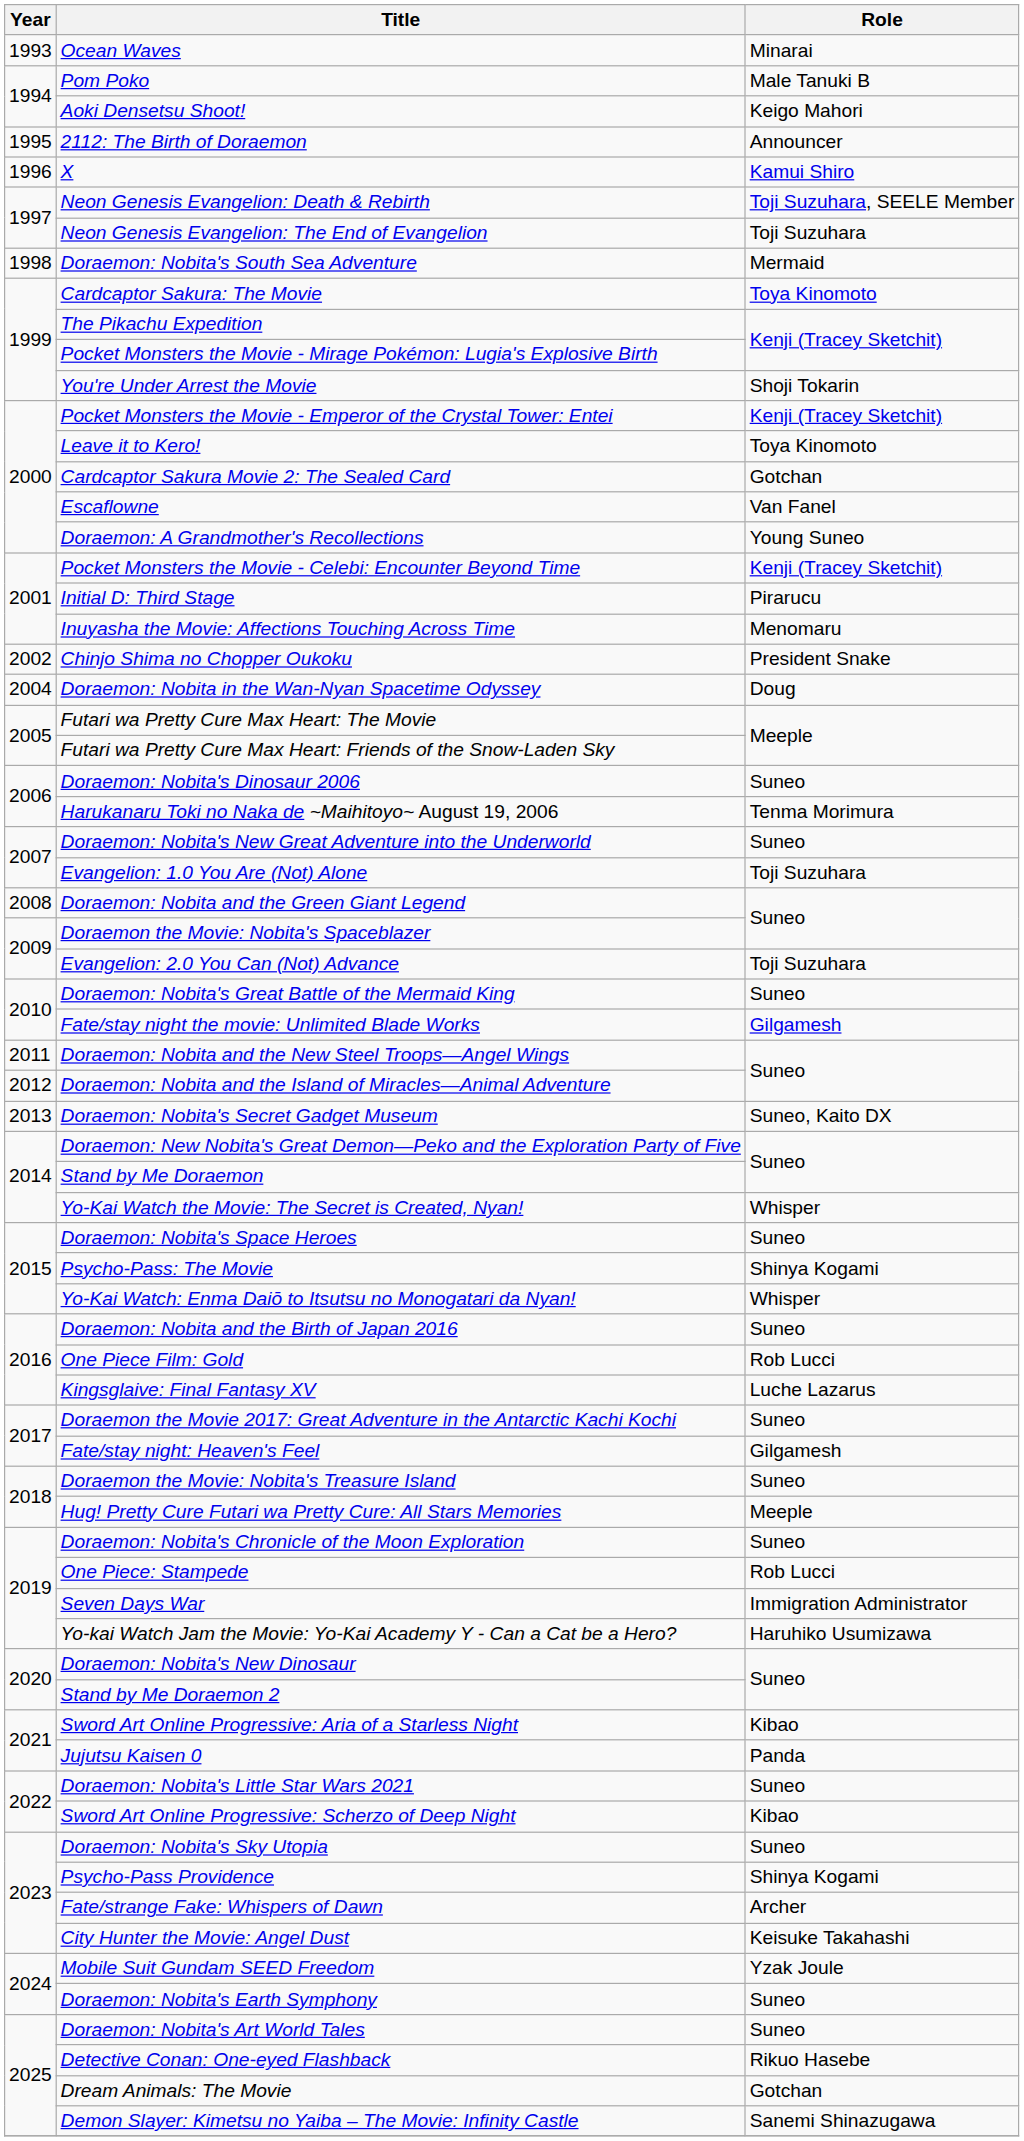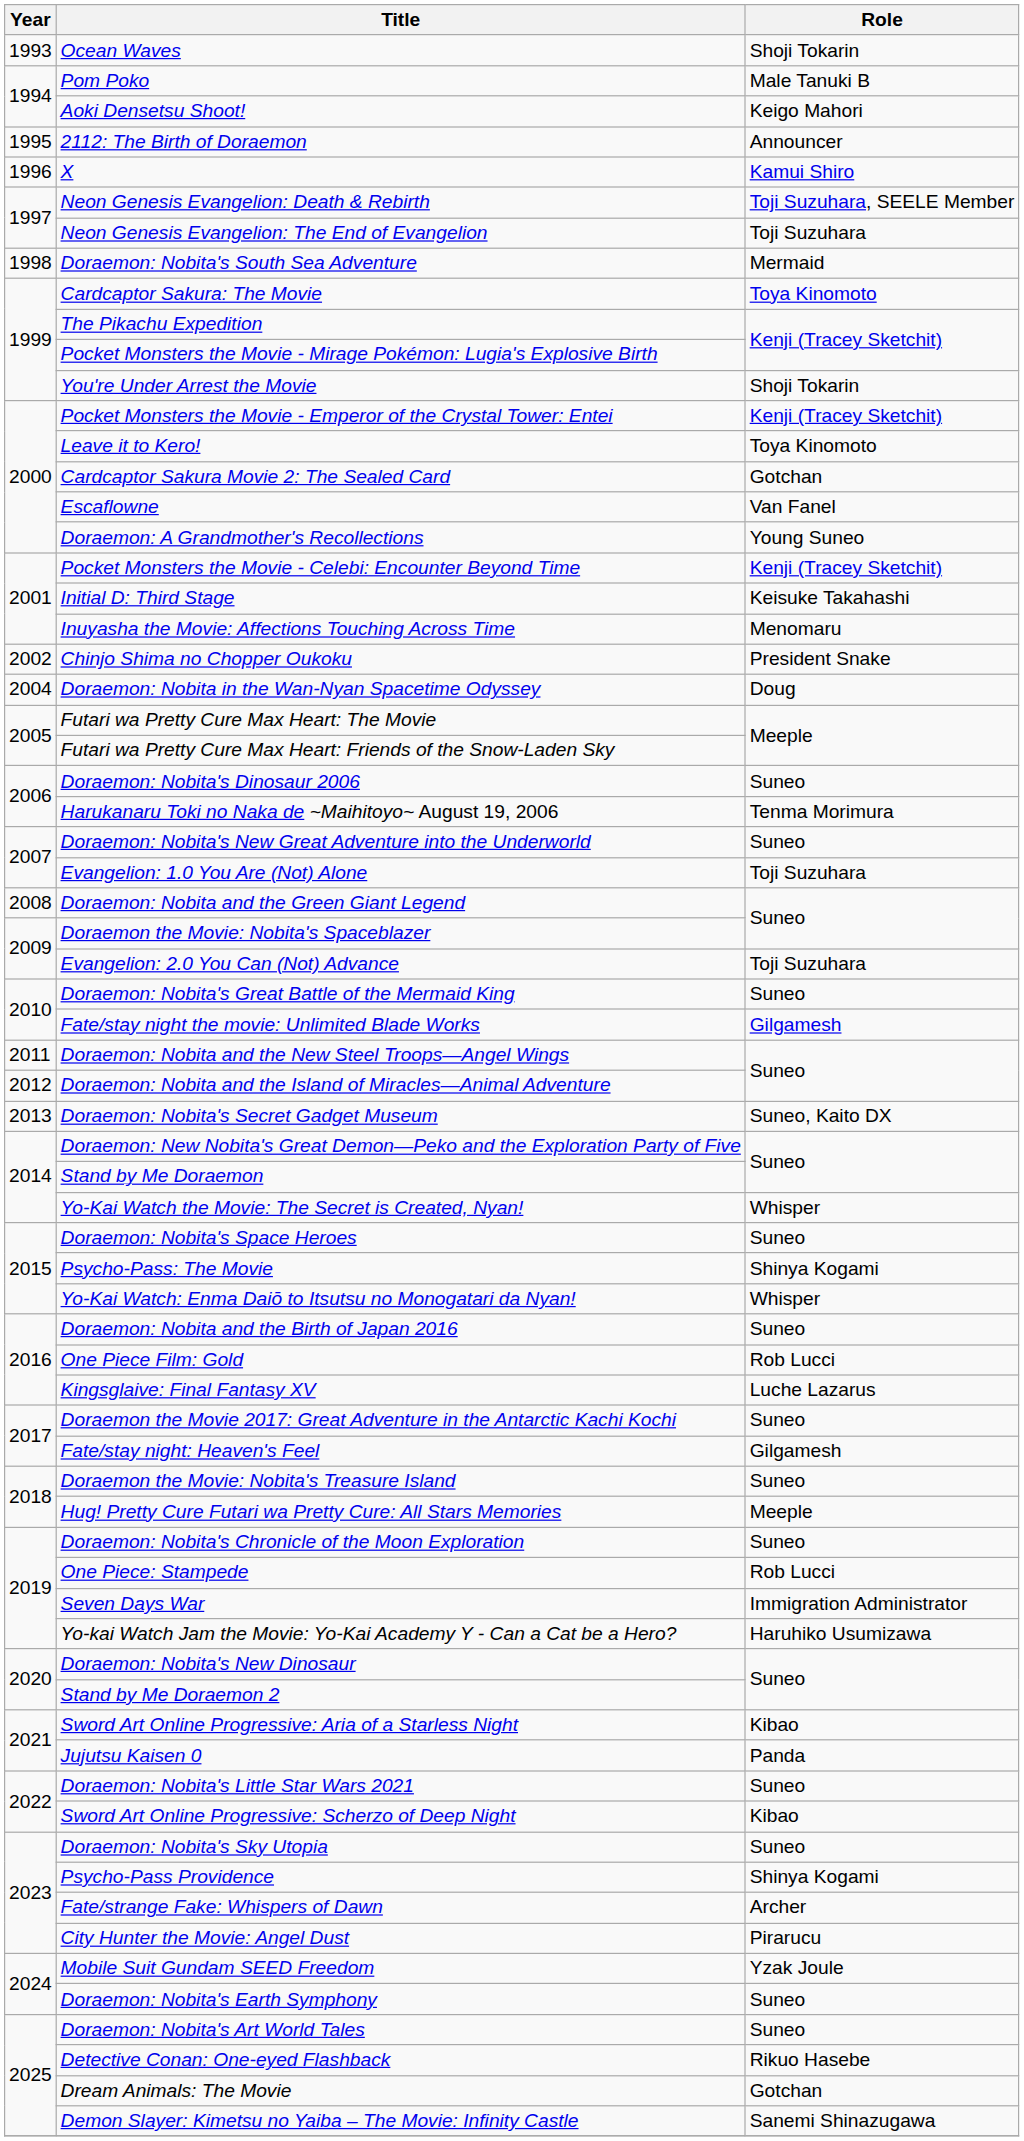(781, 50) Minarai -> (804, 50) Shoji Tokarin
(785, 598) Pirarucu -> (830, 598) Keisuke Takahashi
(830, 1938) Keisuke Takahashi -> (785, 1938) Pirarucu
